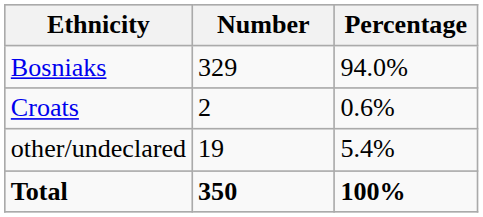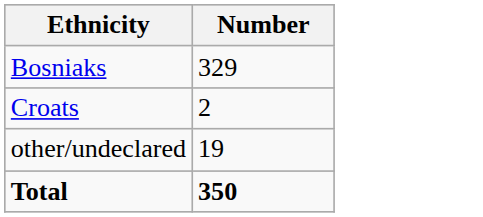- column: (406, 25)
